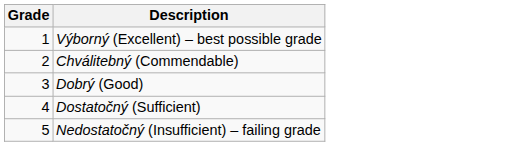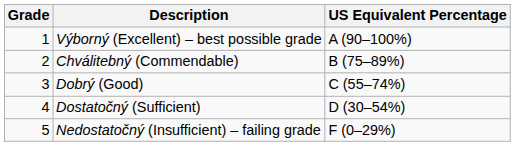+ column: (418, 15)
